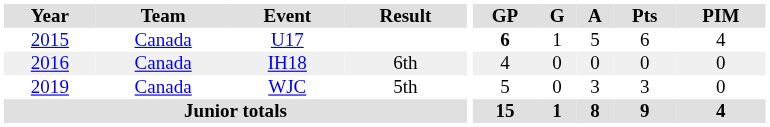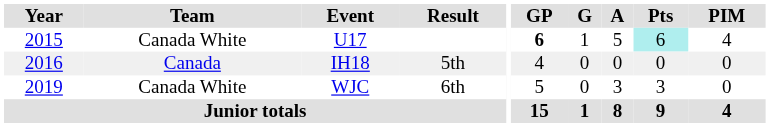(163, 39) Canada -> (192, 39) Canada White
(645, 39) no background -> (661, 39) paleturquoise background
(405, 63) 6th -> (453, 63) 5th
(163, 87) Canada -> (192, 87) Canada White
(405, 87) 5th -> (453, 87) 6th
